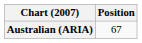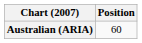(116, 30) 67 -> (116, 30) 60
